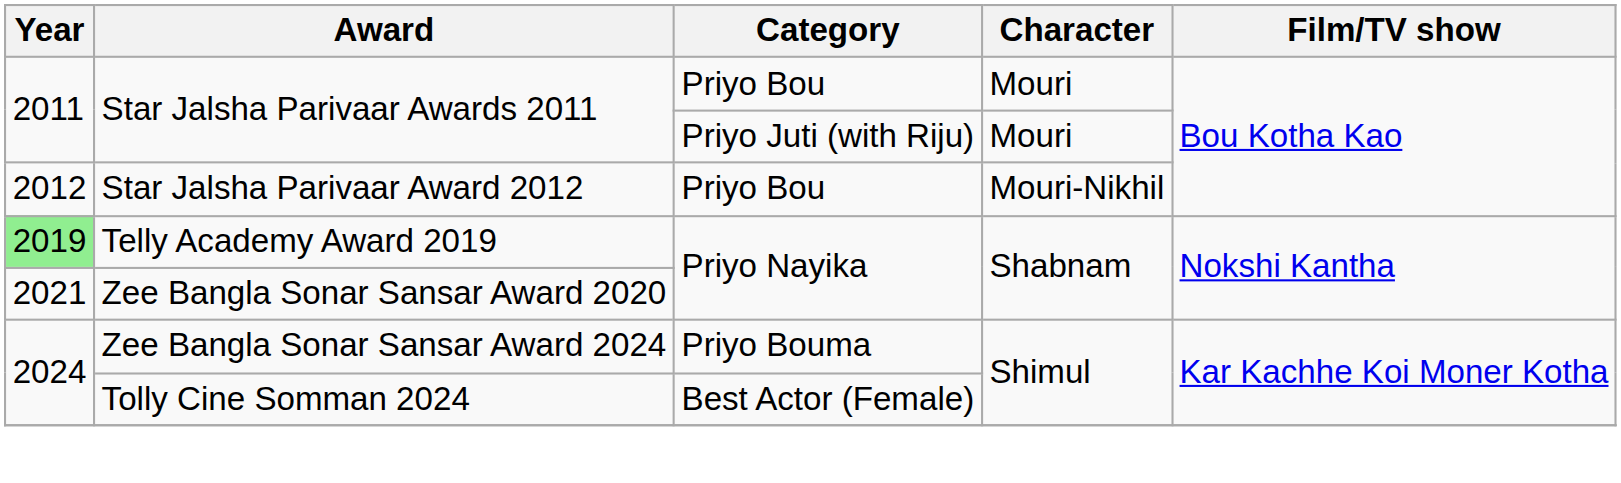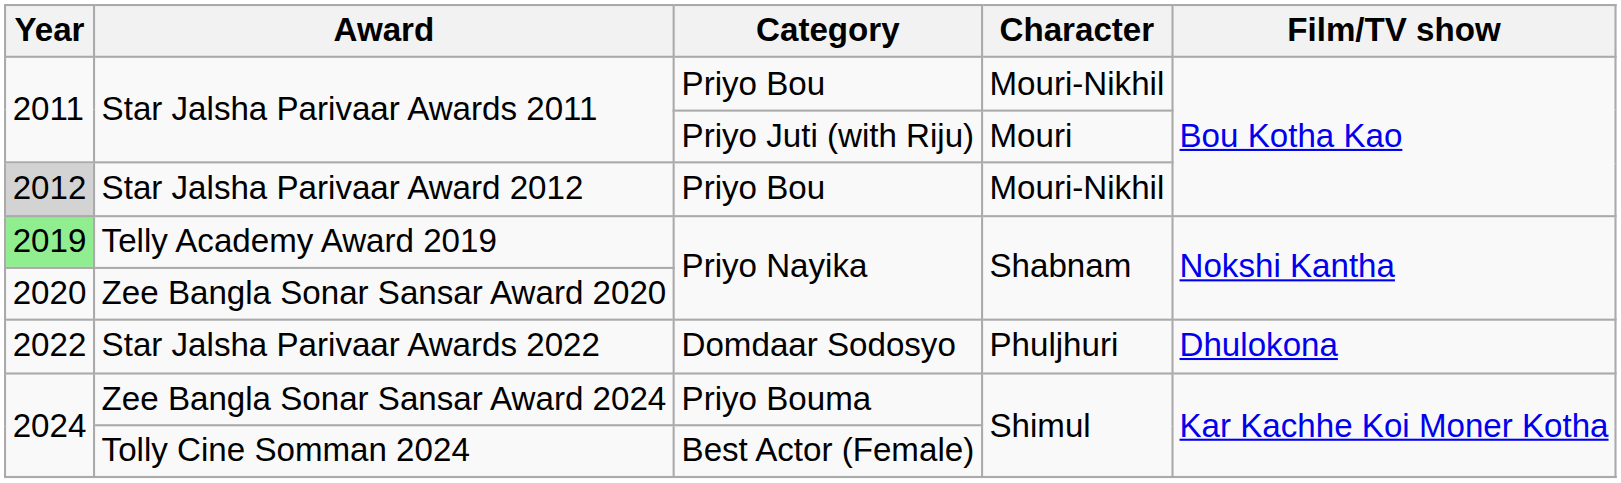(1031, 83) Mouri -> (1077, 83) Mouri-Nikhil
(50, 188) no background -> (50, 188) lightgrey background
(50, 293) 2021 -> (50, 293) 2020
+ row: (351, 345)
